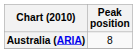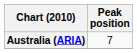(110, 40) 8 -> (110, 40) 7
